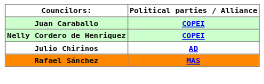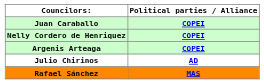+ row: (66, 48)
